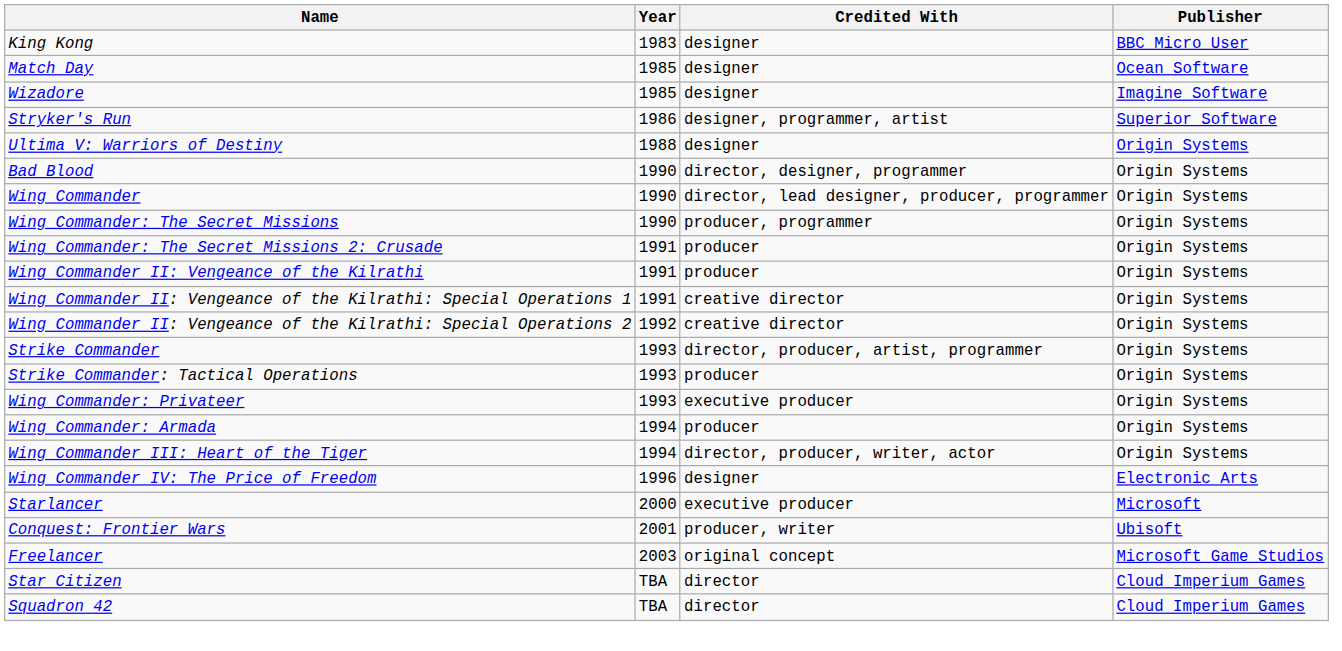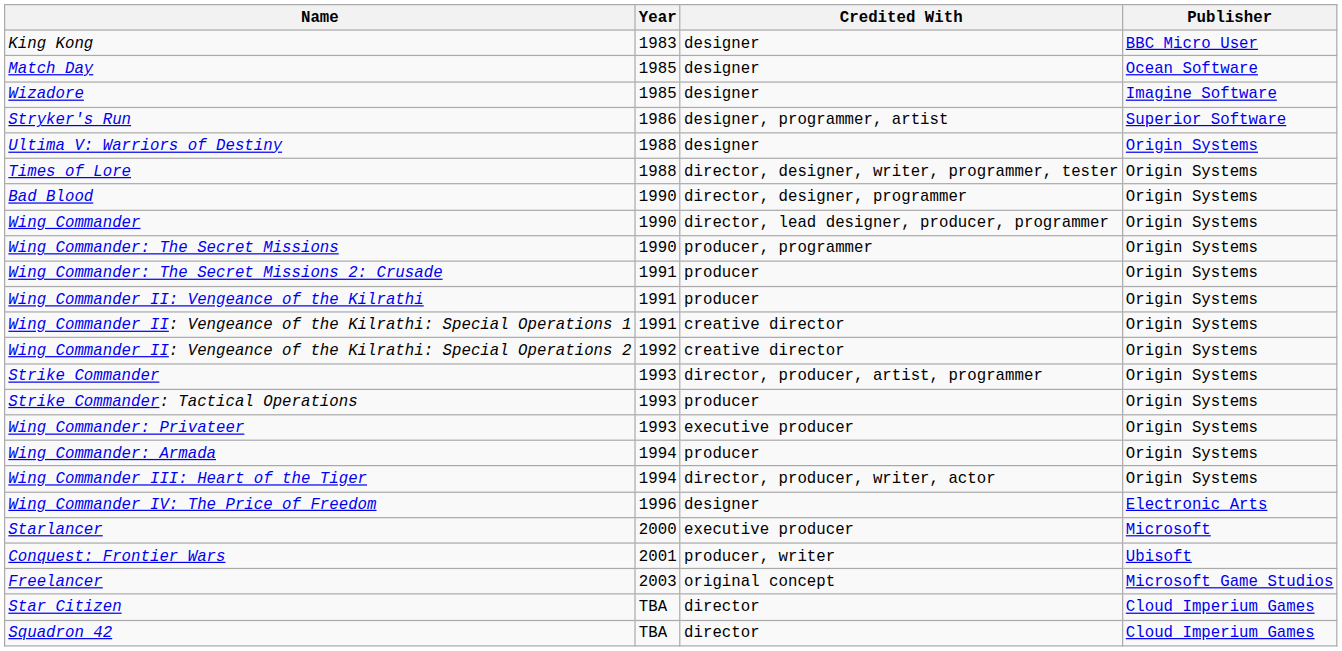+ row: (70, 171)
